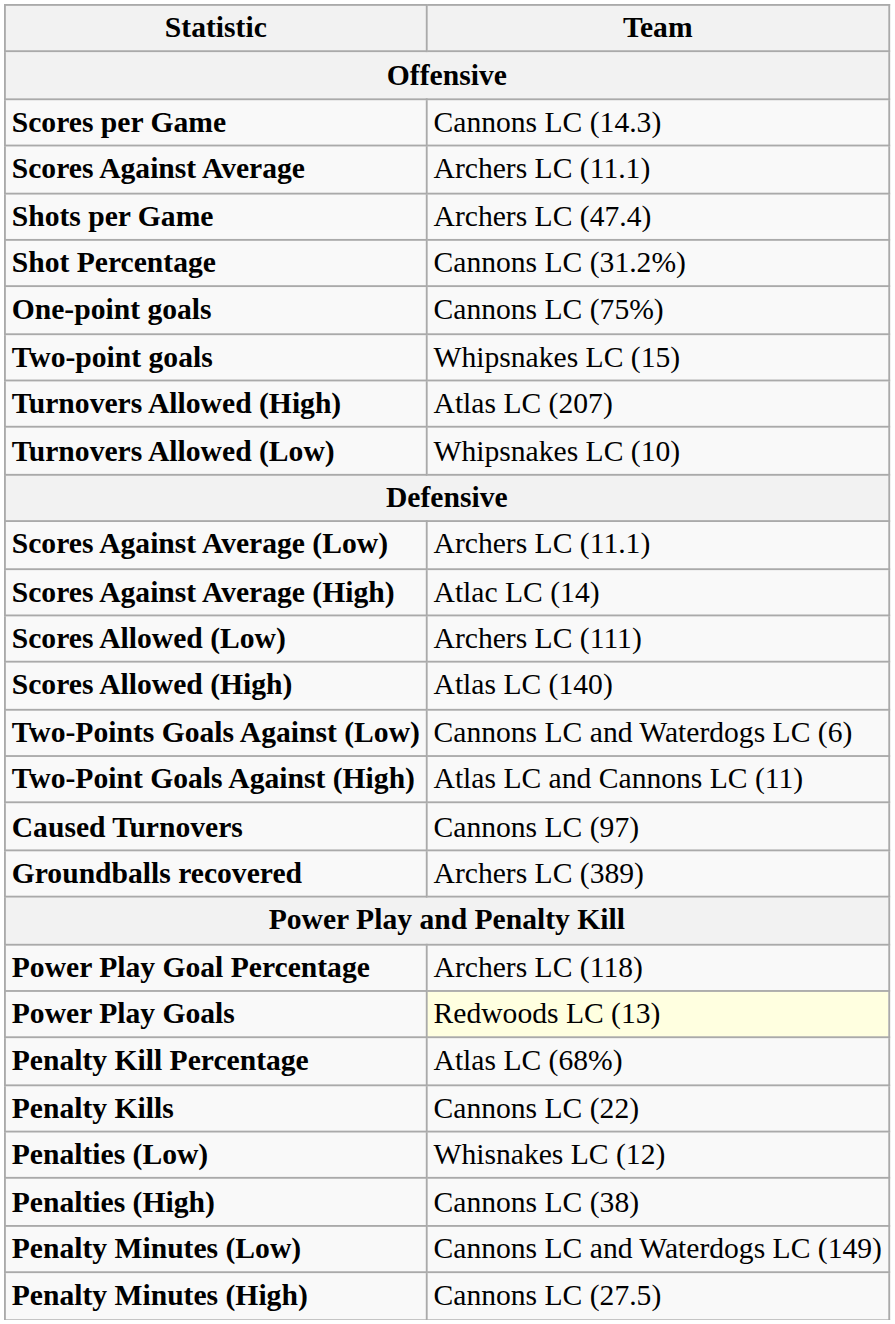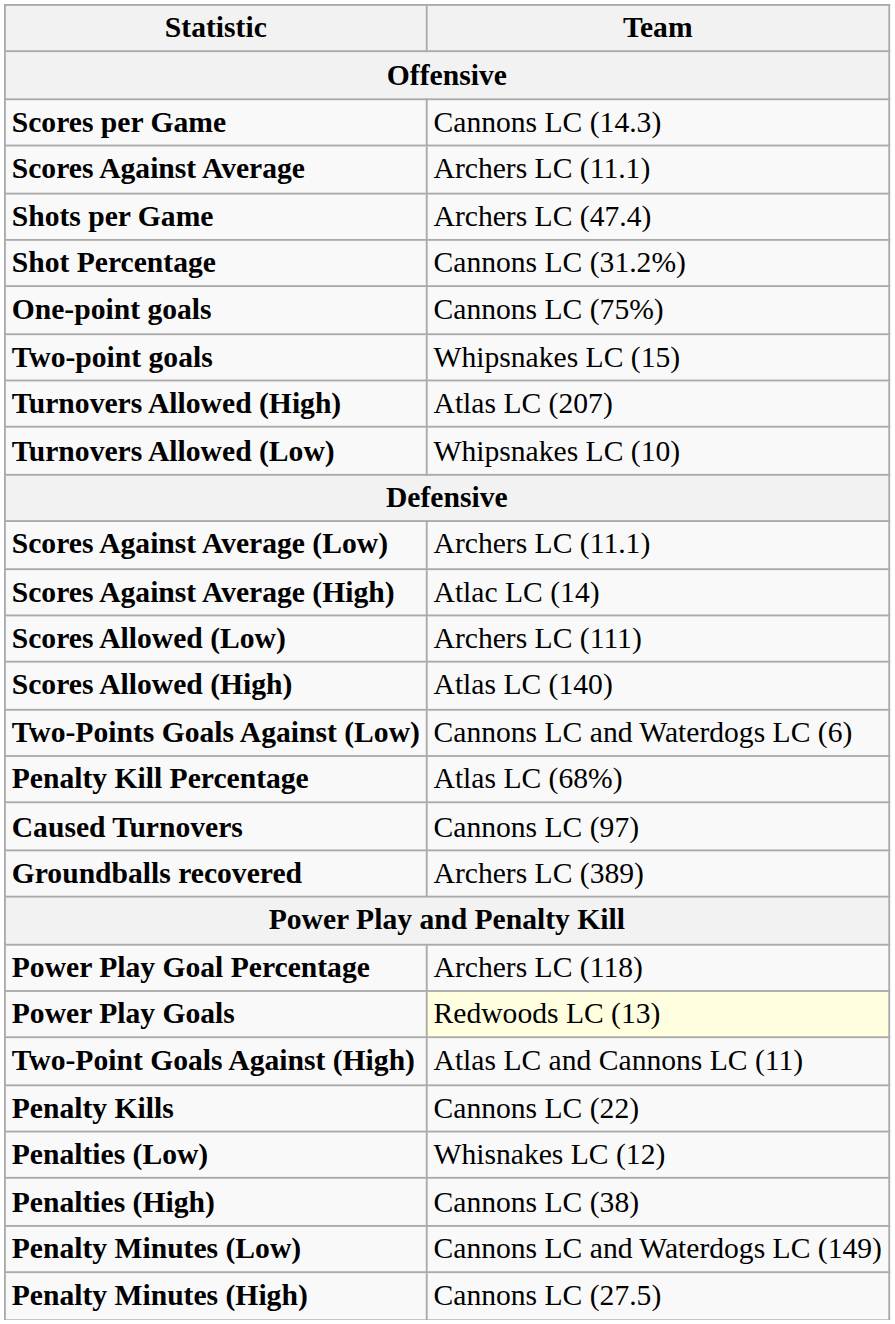rows swapped: (213, 779) <-> (160, 1060)
